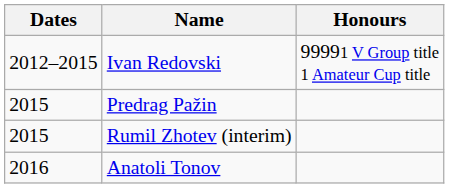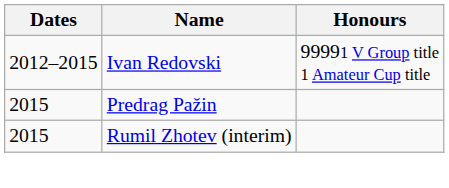- row: (164, 167)
